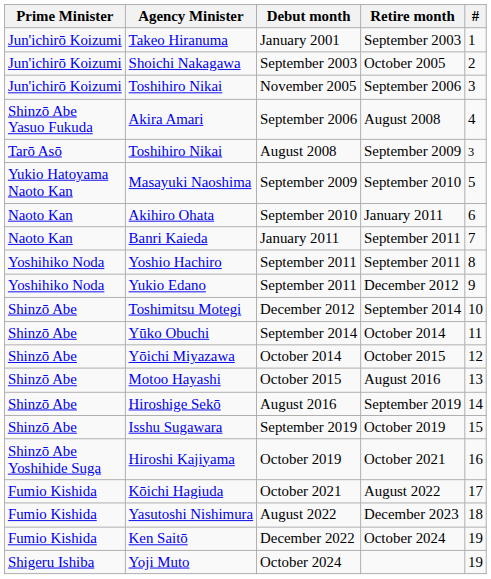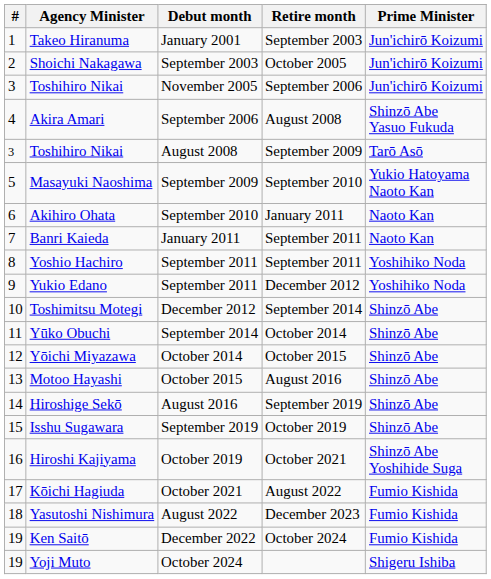columns swapped: (475, 16) <-> (65, 16)
